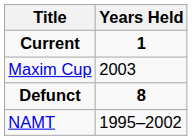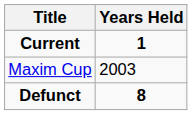- row: (32, 122)
